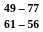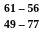rows swapped: (22, 24) <-> (22, 8)
